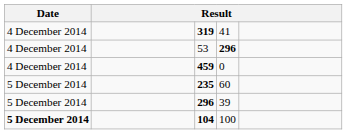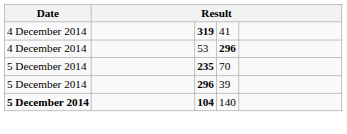- row: (206, 66)
(225, 84) 60 -> (225, 66) 70
(228, 119) 100 -> (228, 102) 140
